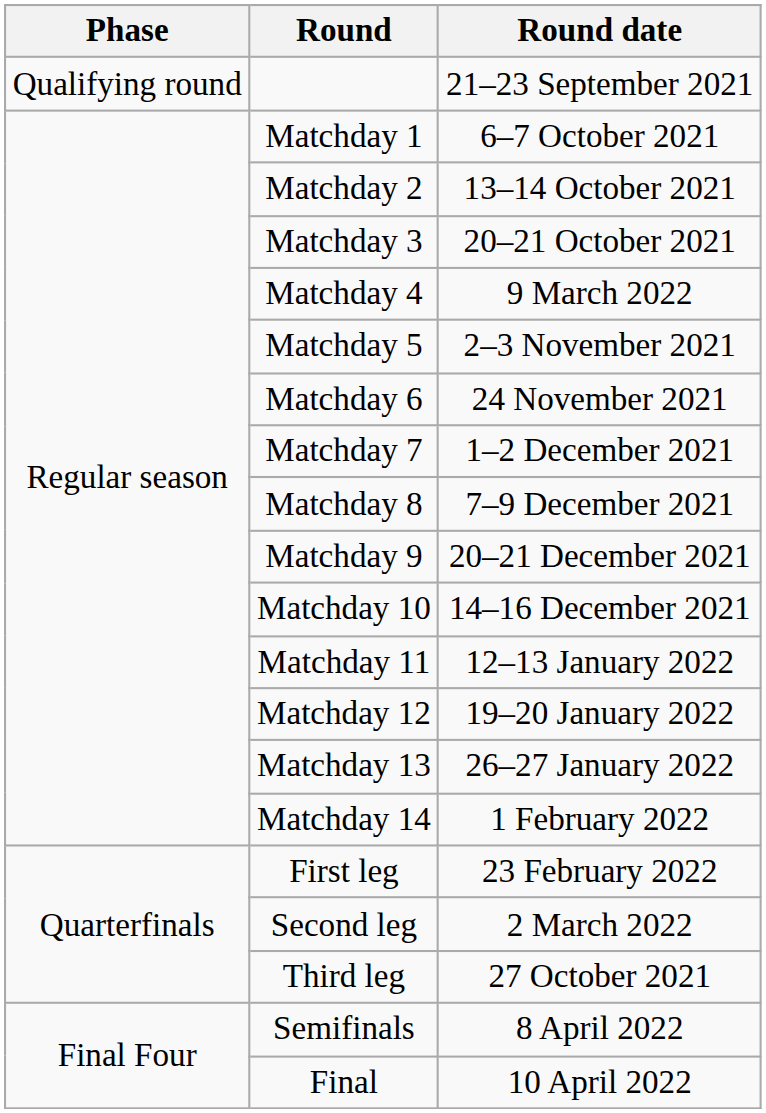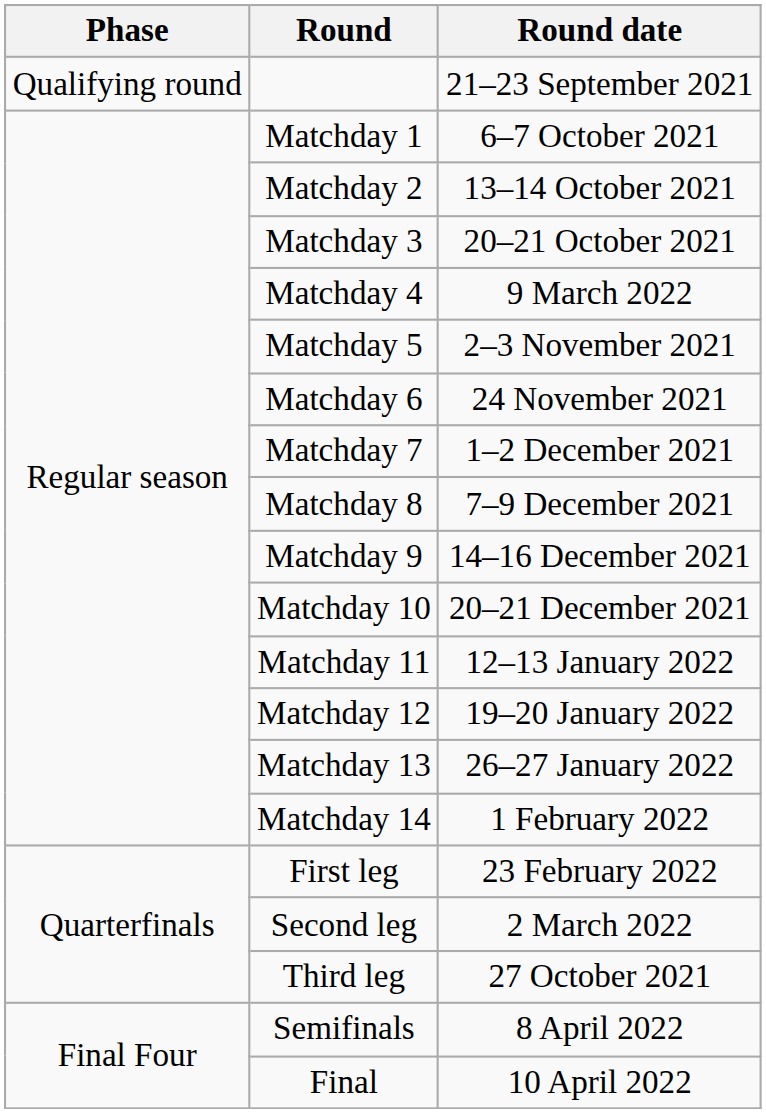(600, 556) 20–21 December 2021 -> (600, 556) 14–16 December 2021
(600, 608) 14–16 December 2021 -> (600, 608) 20–21 December 2021
